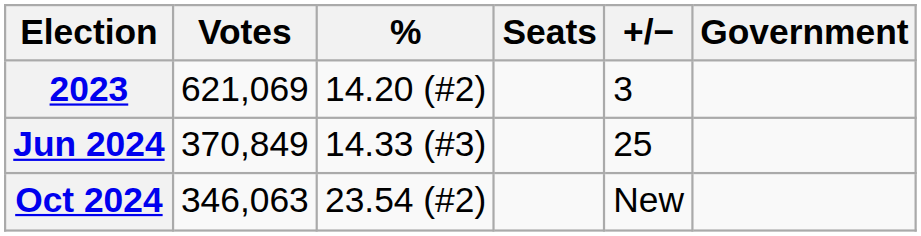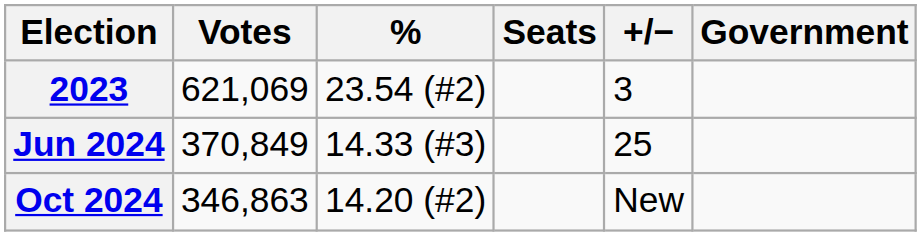(406, 88) 14.20 (#2) -> (406, 88) 23.54 (#2)
(245, 200) 346,063 -> (245, 200) 346,863
(406, 200) 23.54 (#2) -> (406, 200) 14.20 (#2)
